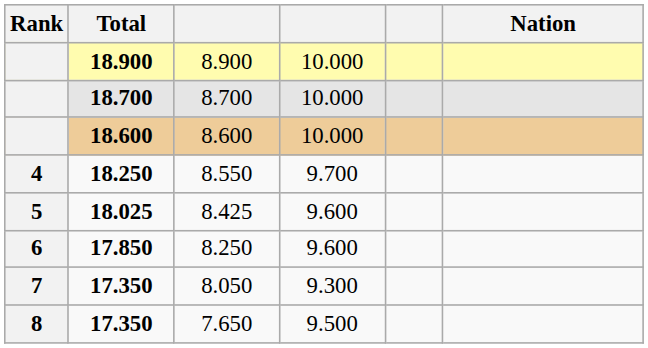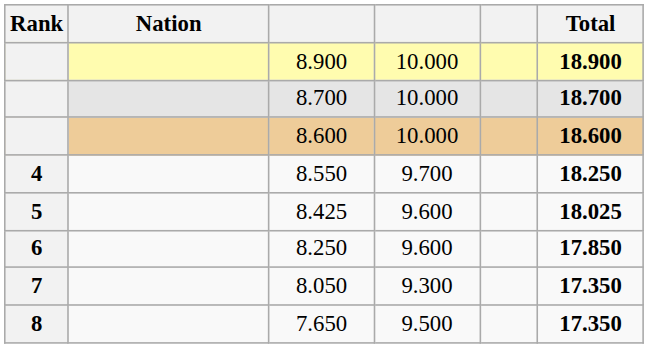columns swapped: (543, 23) <-> (121, 23)
